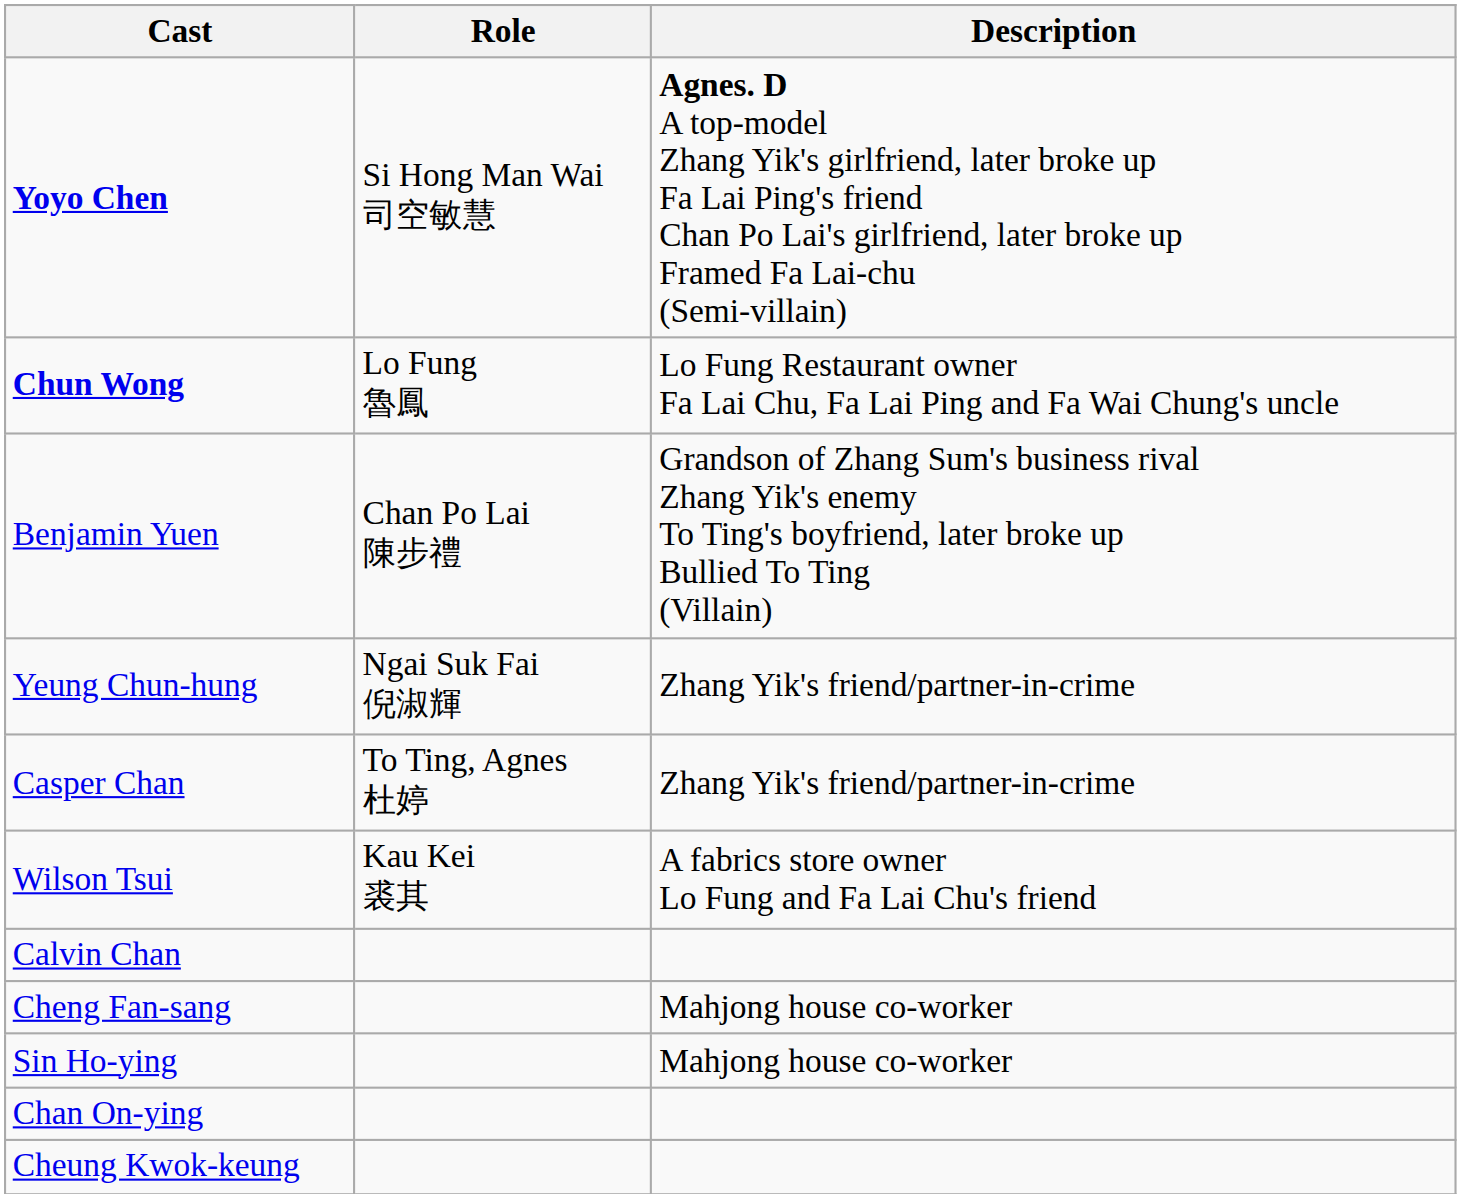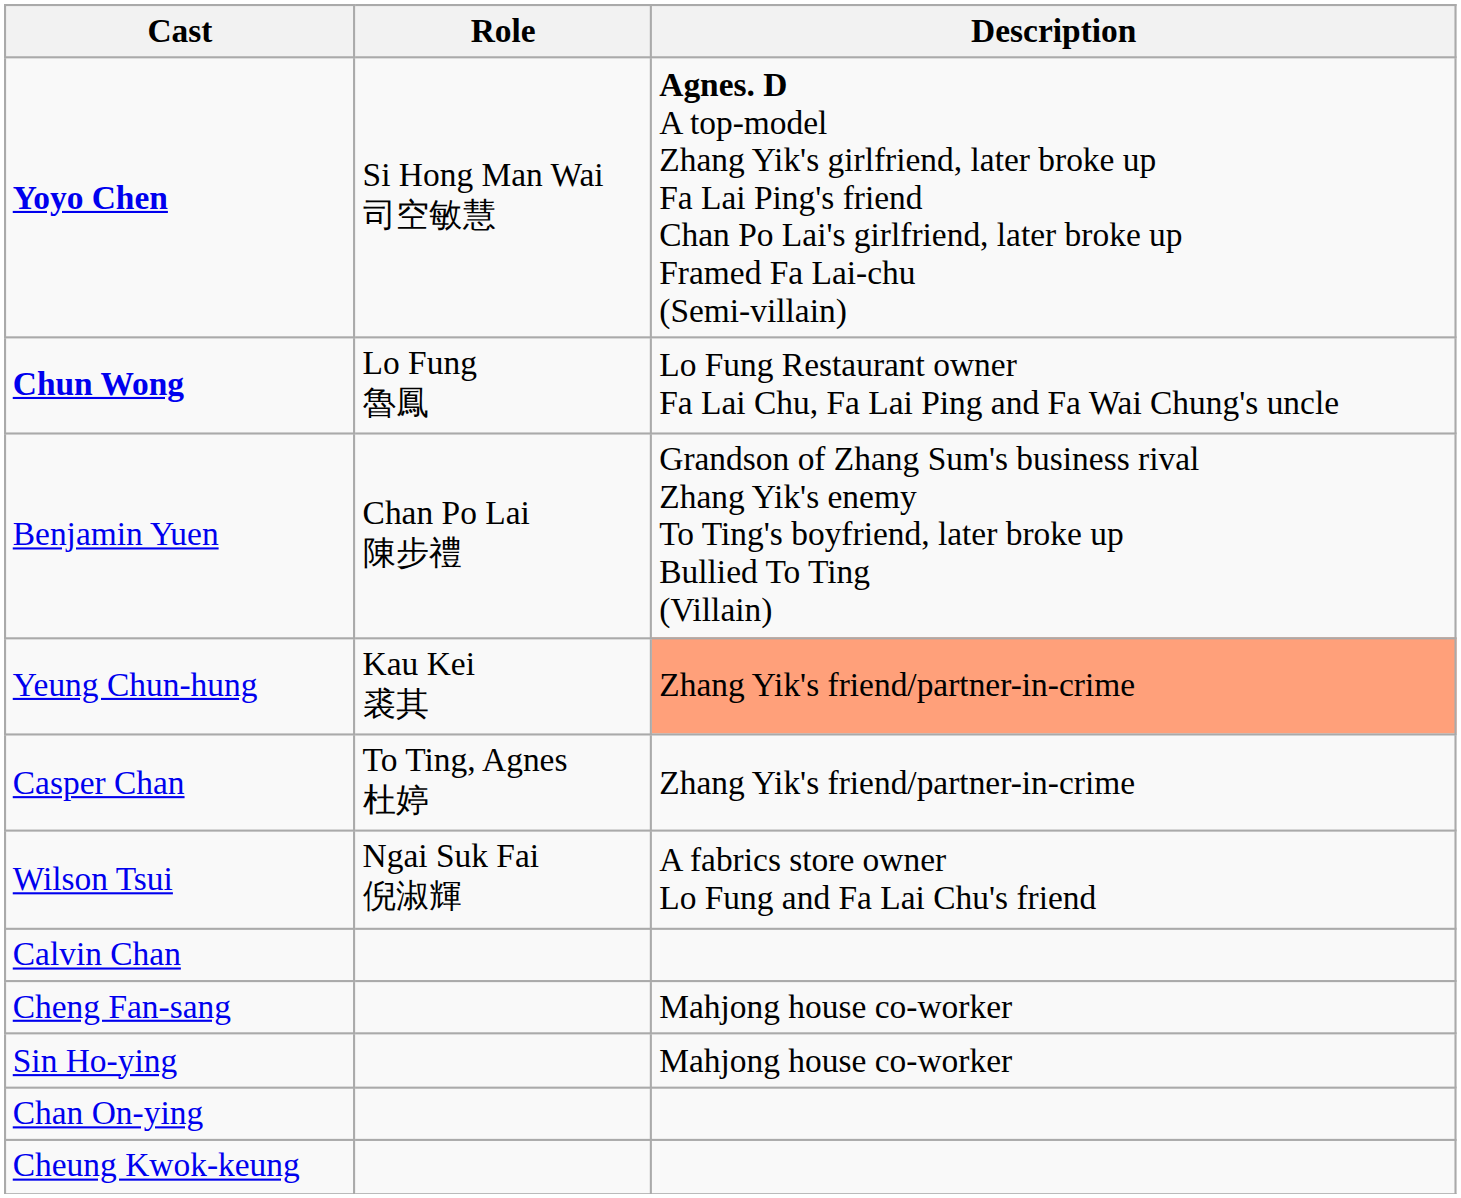(451, 683) Ngai Suk Fai 倪淑輝 -> (419, 683) Kau Kei 裘其
(897, 685) no background -> (897, 685) lightsalmon background
(419, 876) Kau Kei 裘其 -> (451, 876) Ngai Suk Fai 倪淑輝
